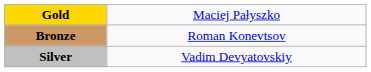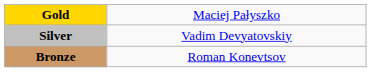rows swapped: (56, 56) <-> (56, 35)
